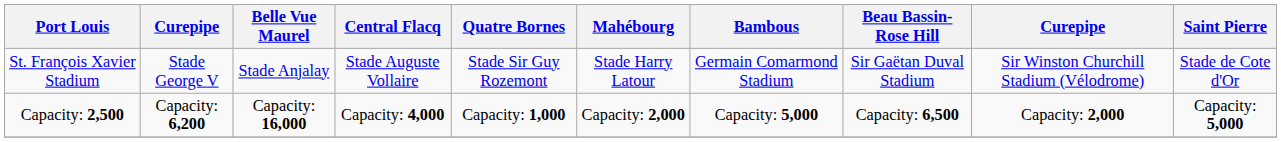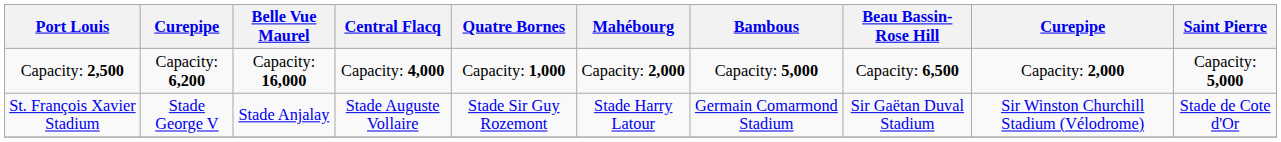rows swapped: (72, 70) <-> (72, 115)
